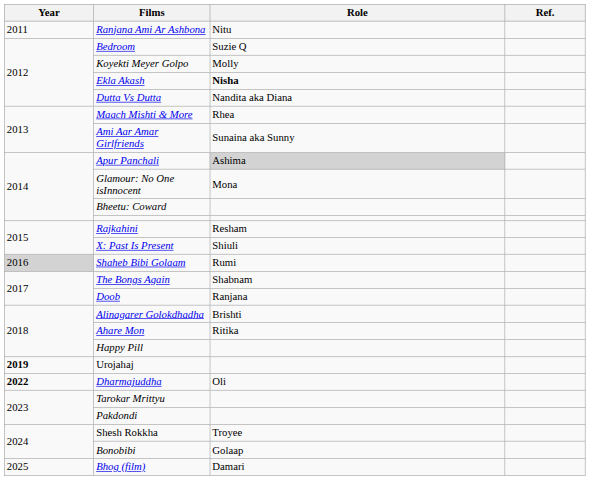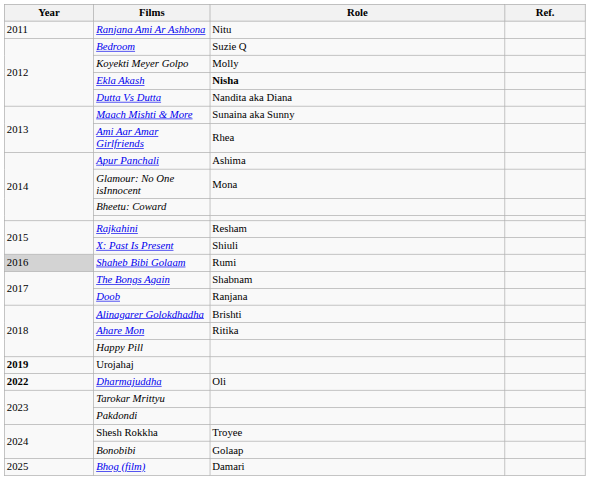(223, 115) Rhea -> (253, 115) Sunaina aka Sunny
(253, 138) Sunaina aka Sunny -> (223, 138) Rhea
(229, 161) lightgrey background -> (229, 161) no background
